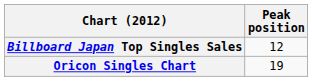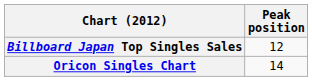(276, 66) 19 -> (276, 66) 14
